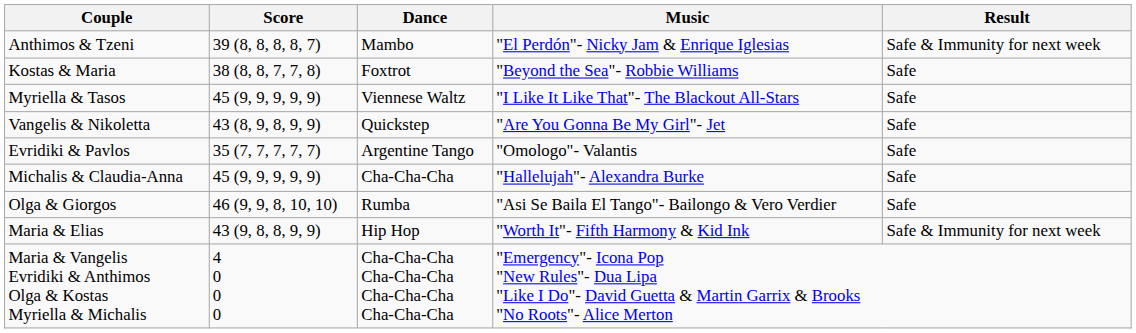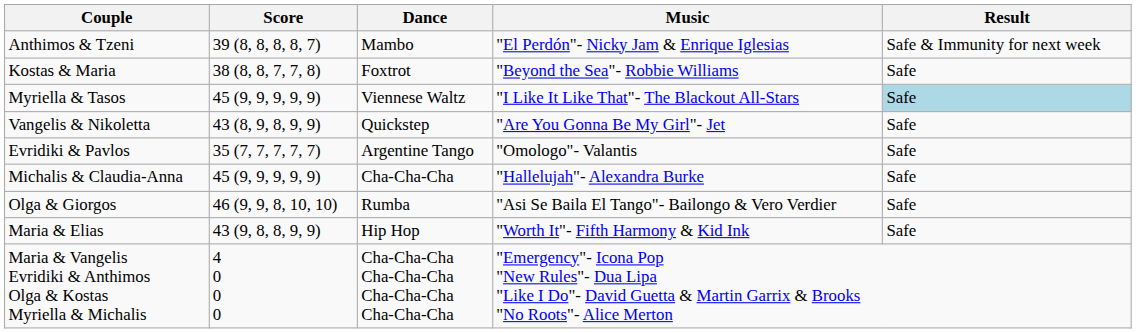(901, 97) no background -> (901, 97) lightblue background
(994, 230) Safe & Immunity for next week -> (901, 230) Safe
